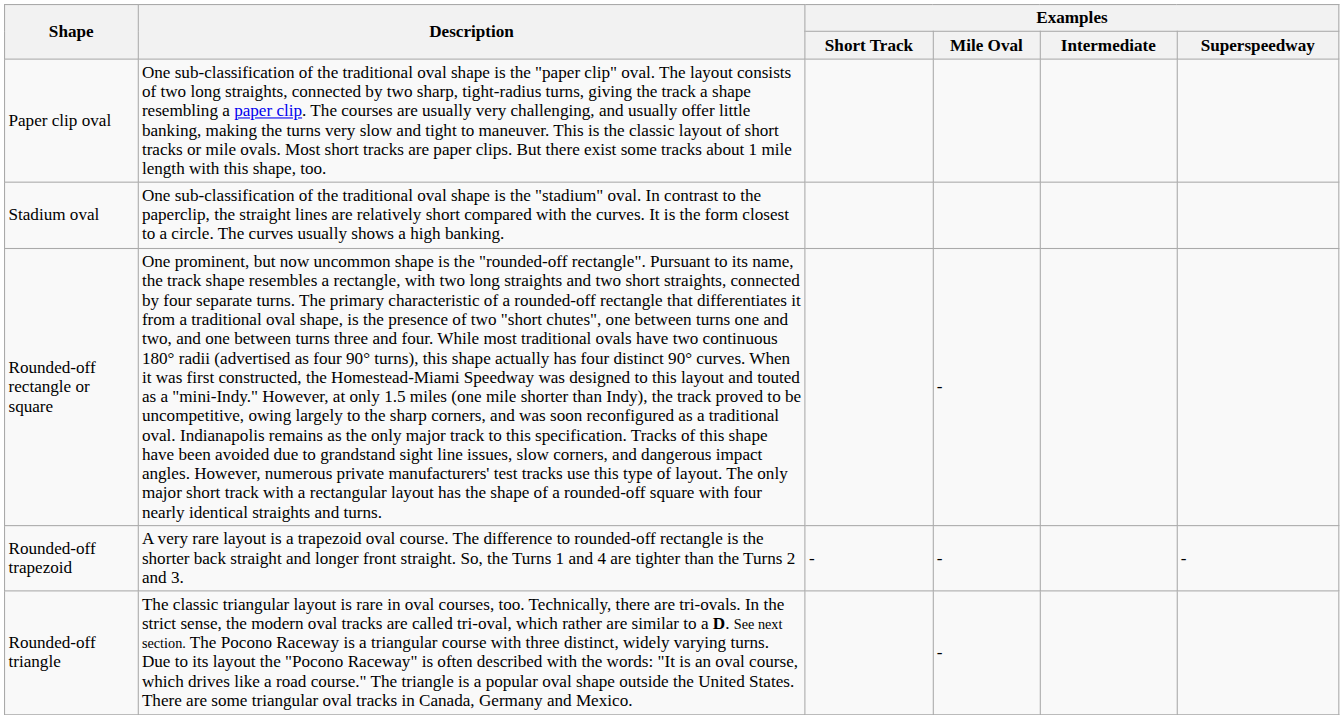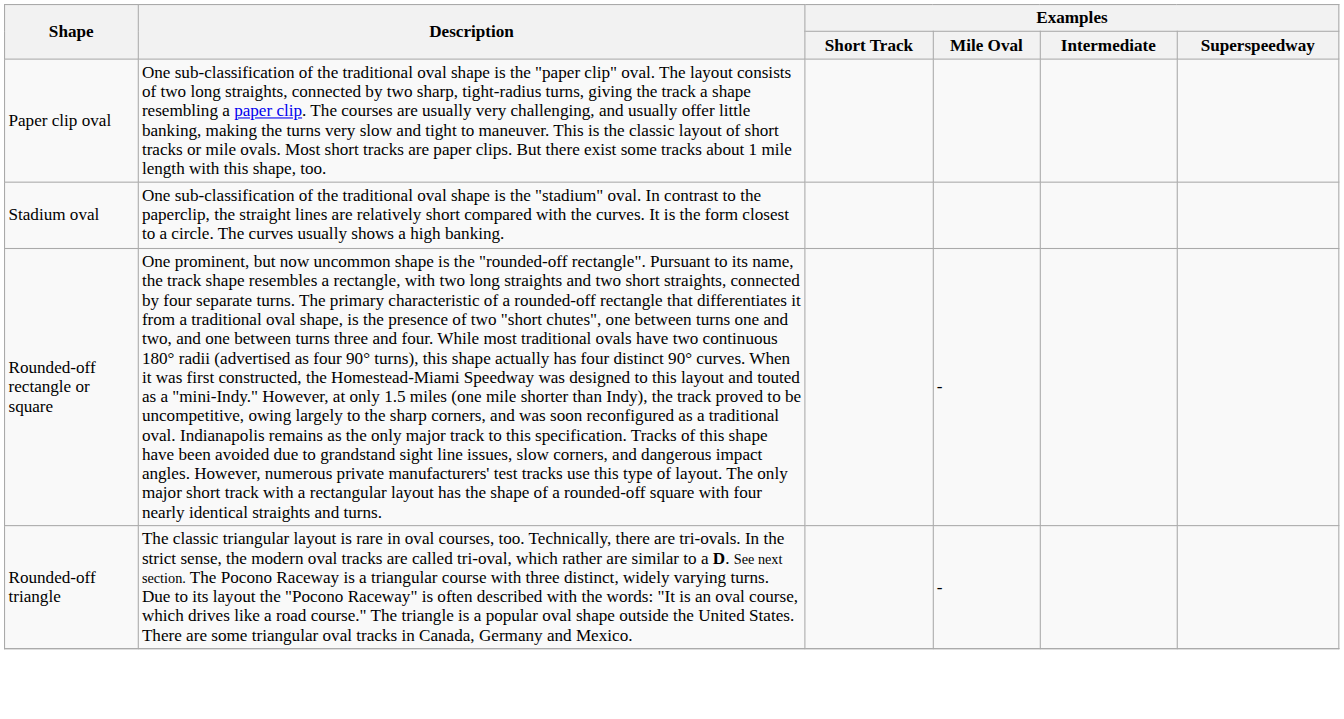- row: (52, 558)
